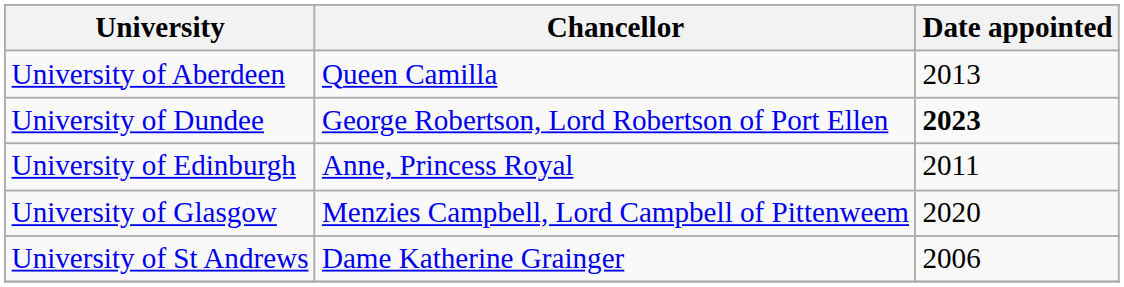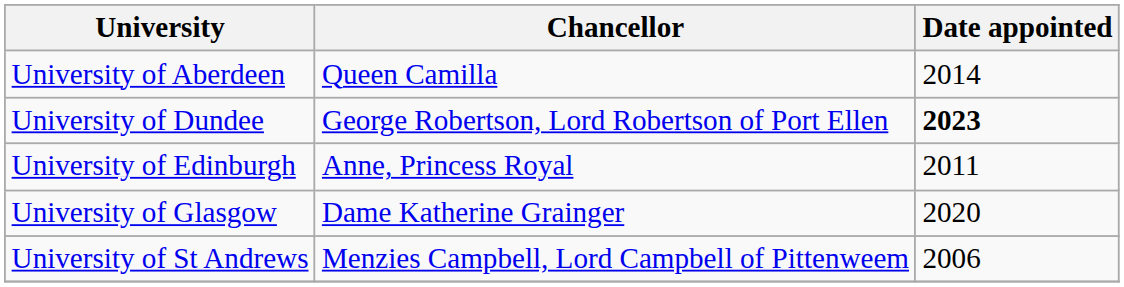(952, 73) 2013 -> (952, 73) 2014
(615, 212) Menzies Campbell, Lord Campbell of Pittenweem -> (473, 212) Dame Katherine Grainger
(473, 258) Dame Katherine Grainger -> (615, 258) Menzies Campbell, Lord Campbell of Pittenweem
